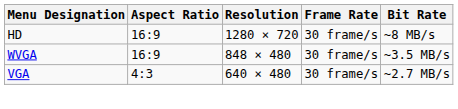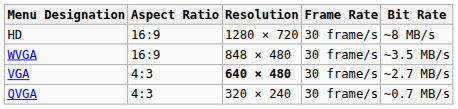(258, 74) normal -> (258, 74) bold
+ row: (22, 94)
